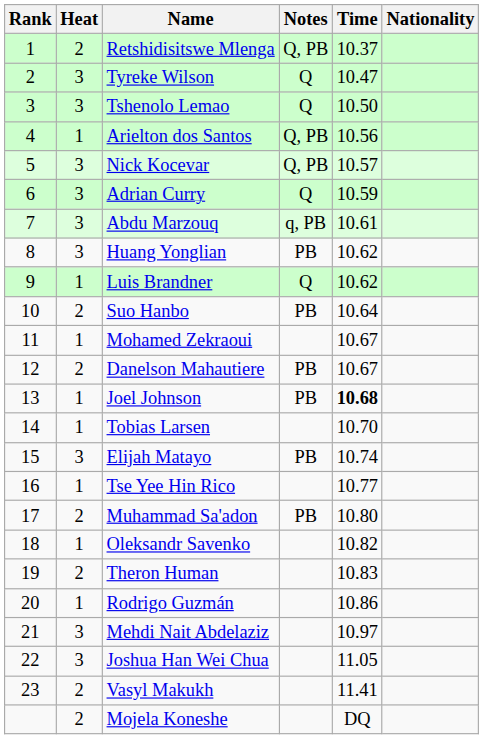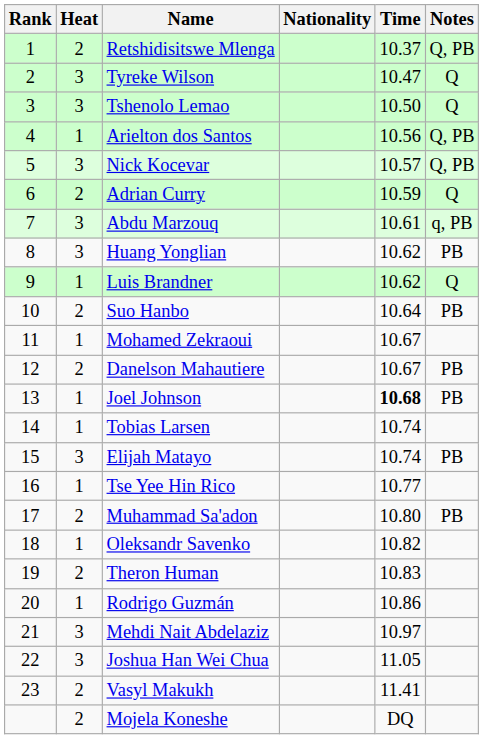columns swapped: (430, 19) <-> (306, 19)
(79, 194) 3 -> (79, 194) 2
(357, 427) 10.70 -> (400, 427) 10.74
